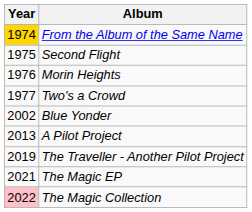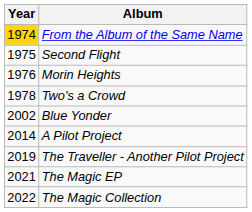(22, 95) 1977 -> (22, 95) 1978
(22, 136) 2013 -> (22, 136) 2014
(22, 197) pink background -> (22, 197) no background
